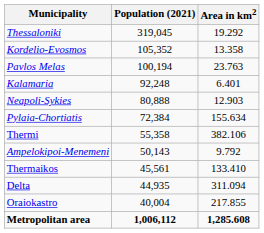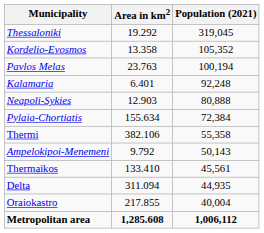columns swapped: (155, 14) <-> (228, 14)
